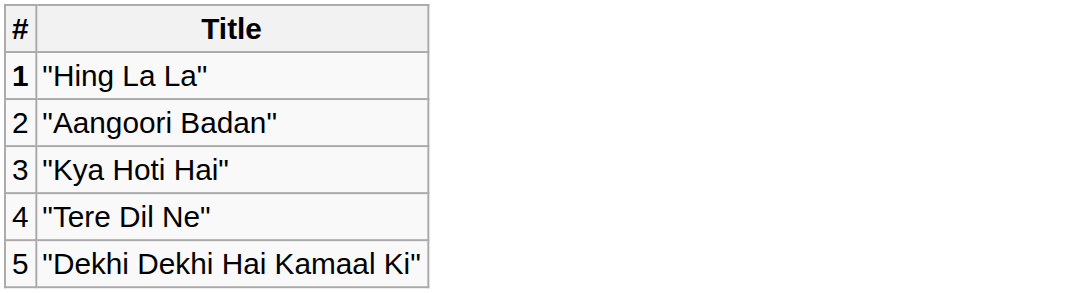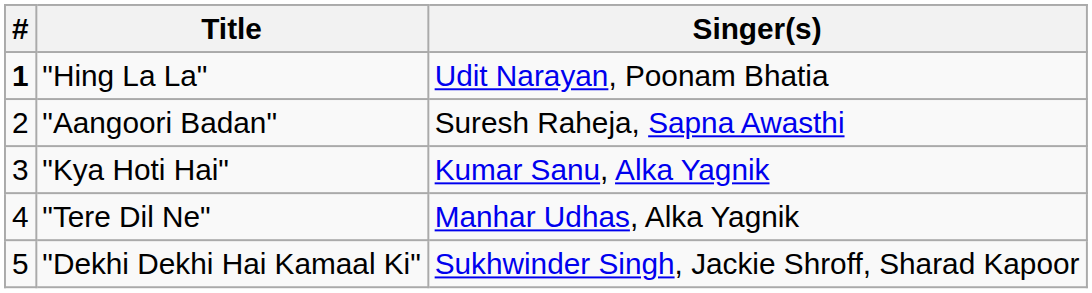+ column: (757, 29)
